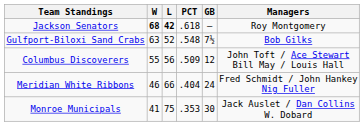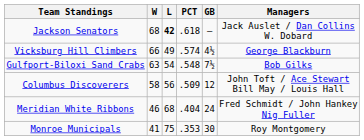(154, 26) bold -> (154, 31) normal
(288, 26) Roy Montgomery -> (288, 31) Jack Auslet / Dan Collins W. Dobard
+ row: (76, 51)
(169, 40) 52 -> (169, 65) 54
(154, 60) 55 -> (154, 84) 58
(169, 84) 66 -> (169, 109) 68
(288, 109) Jack Auslet / Dan Collins W. Dobard -> (288, 129) Roy Montgomery
